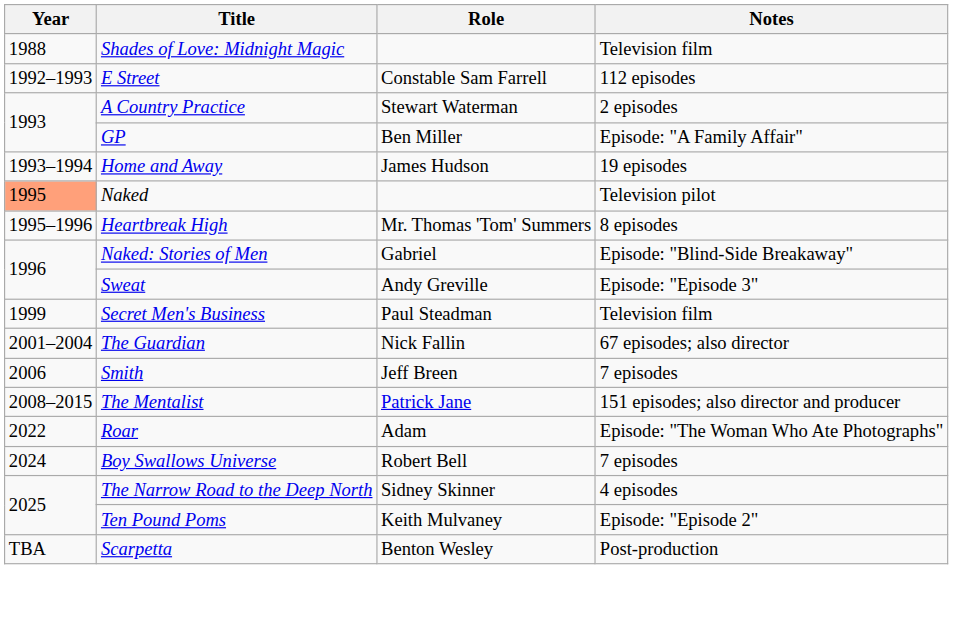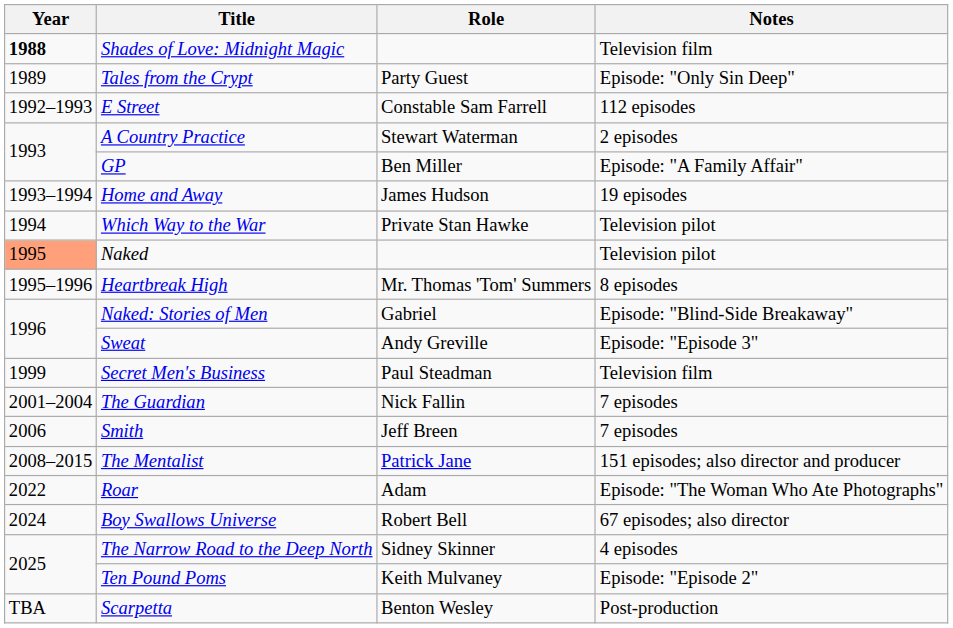(27, 48) normal -> (27, 48) bold
+ row: (177, 78)
+ row: (183, 225)
(694, 343) 67 episodes; also director -> (639, 401) 7 episodes
(639, 460) 7 episodes -> (694, 519) 67 episodes; also director
